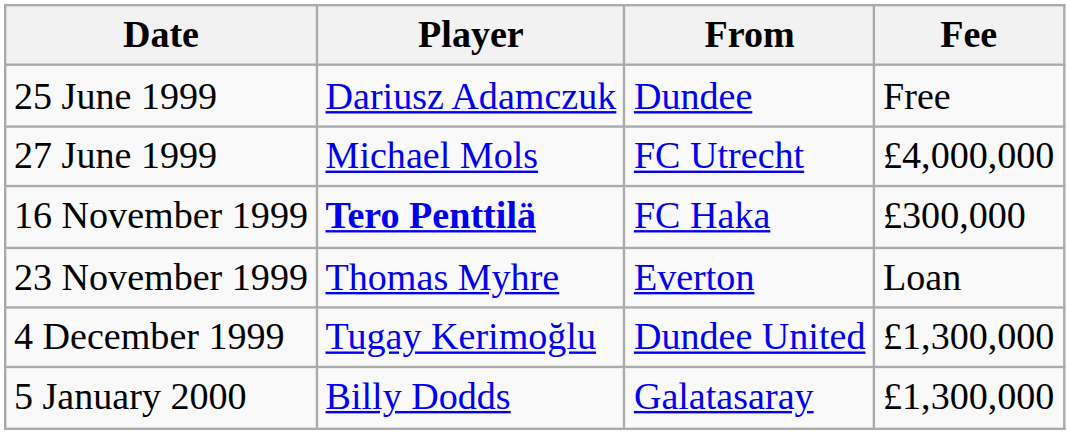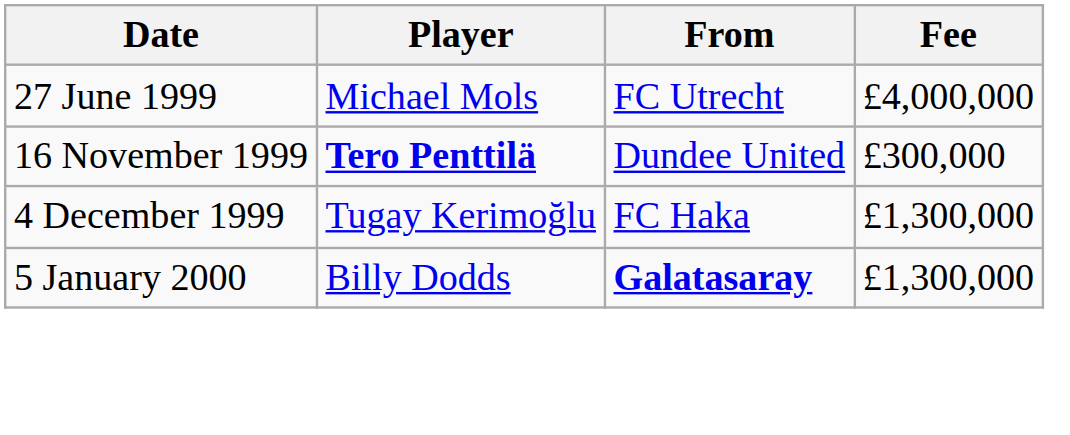- row: (116, 95)
(702, 215) FC Haka -> (729, 155) Dundee United
- row: (161, 276)
(750, 336) Dundee United -> (682, 215) FC Haka
(724, 397) normal -> (713, 276) bold
